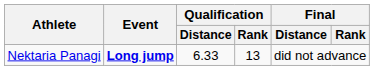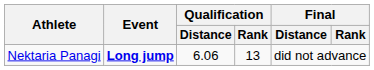(206, 55) 6.33 -> (206, 55) 6.06
